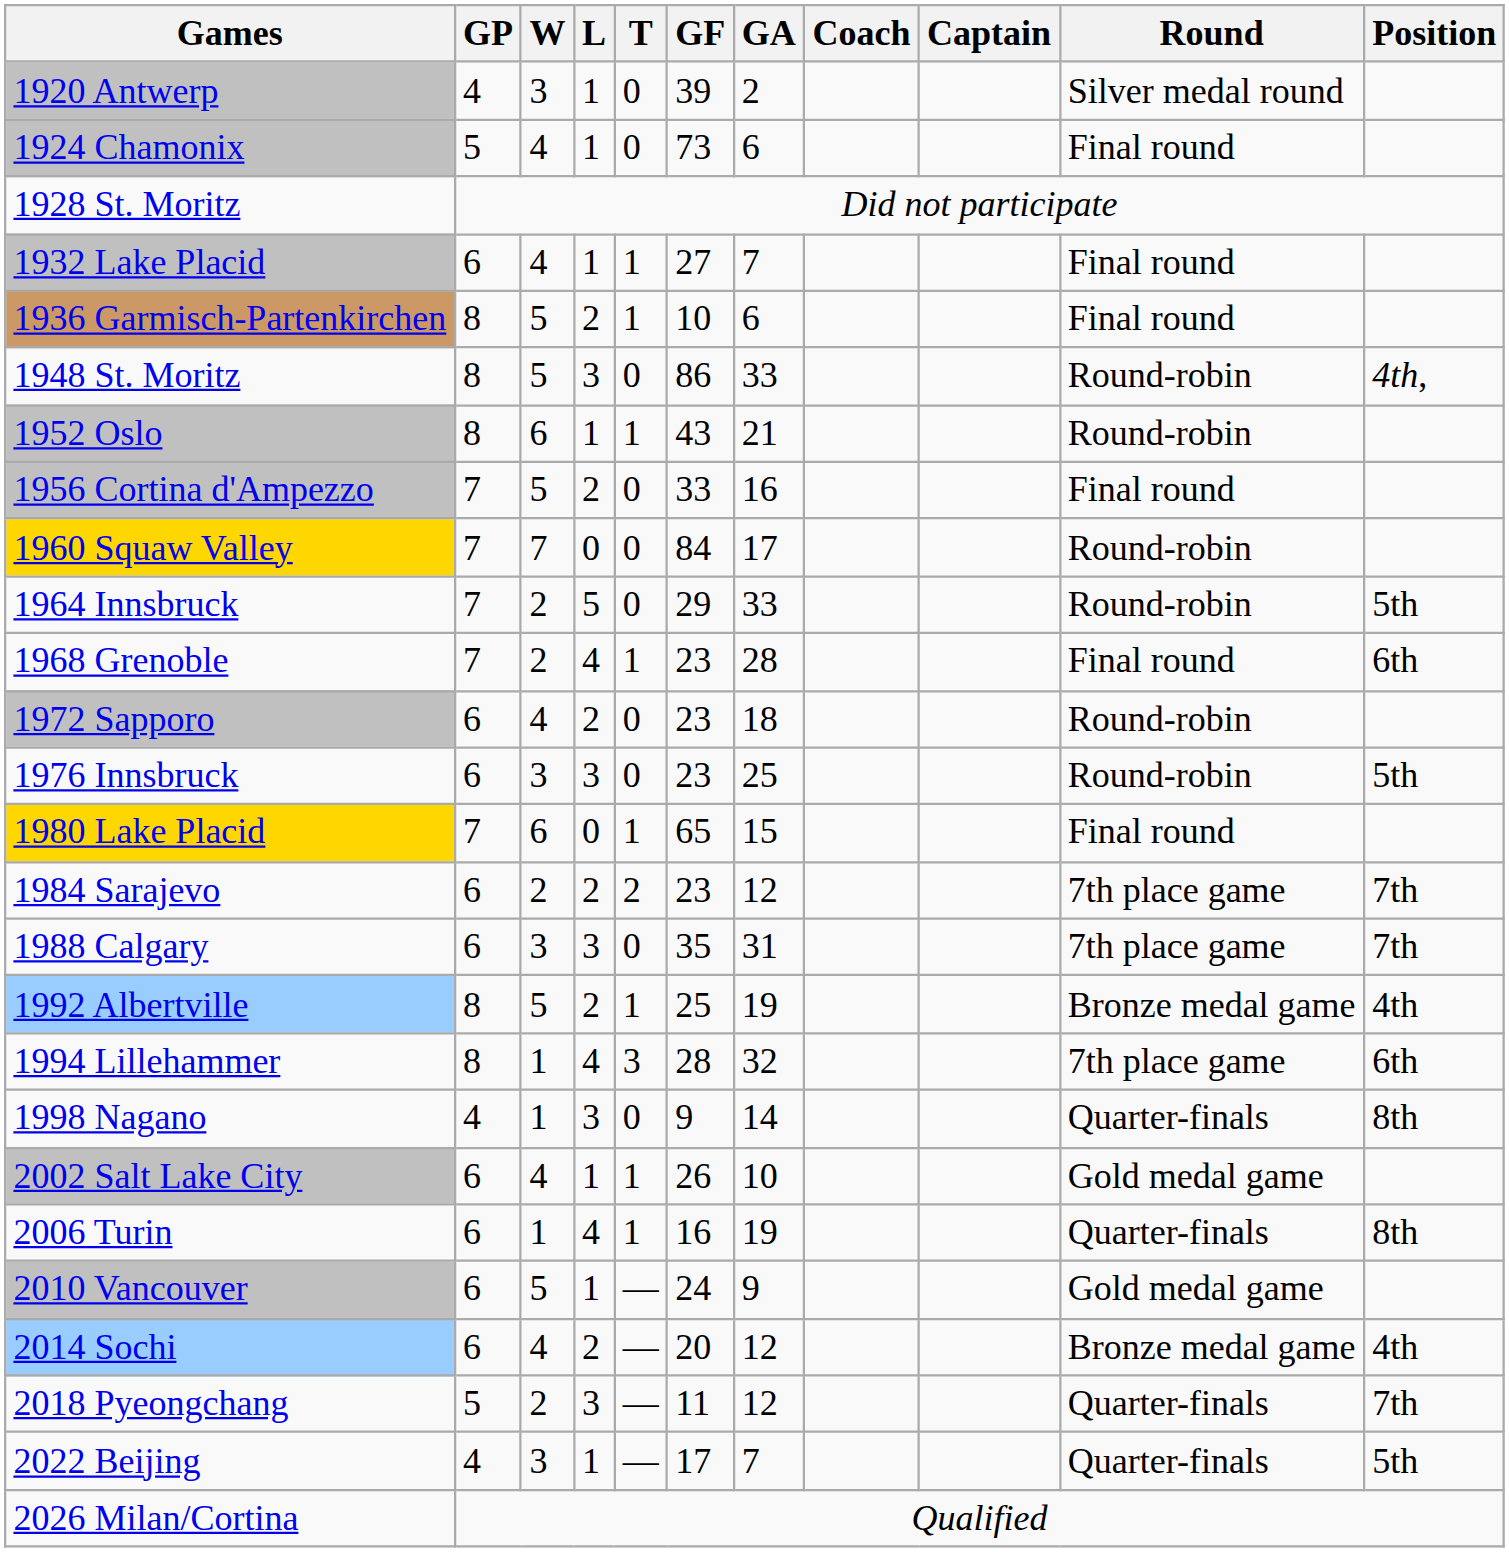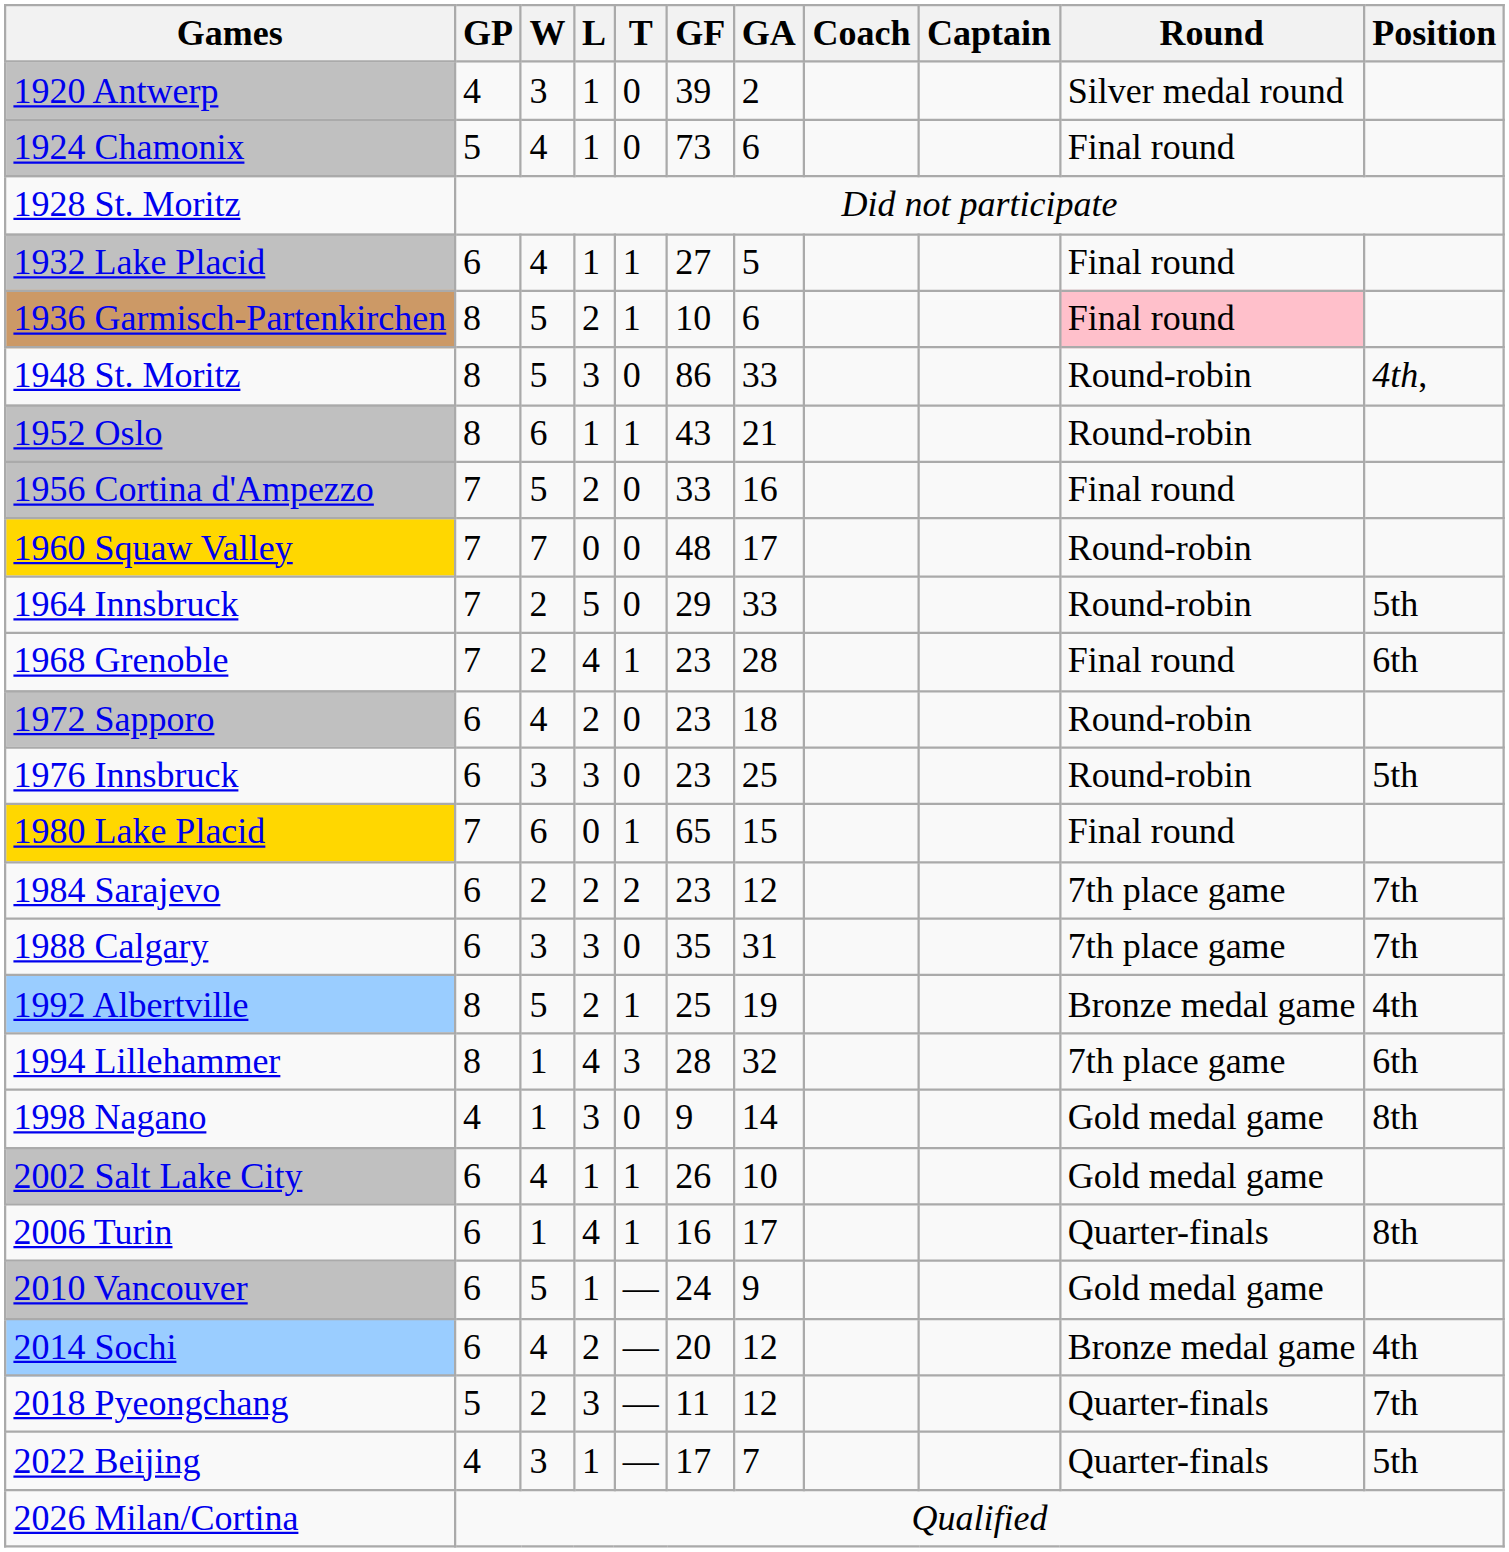(751, 261) 7 -> (751, 261) 5
(1151, 318) no background -> (1151, 318) pink background
(693, 546) 84 -> (693, 546) 48
(1168, 1117) Quarter-finals -> (1196, 1117) Gold medal game
(760, 1232) 19 -> (760, 1232) 17
